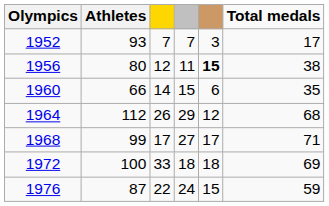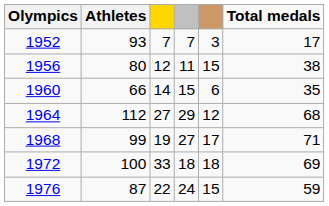(211, 66) bold -> (211, 66) normal
(162, 115) 26 -> (162, 115) 27
(162, 139) 17 -> (162, 139) 19
